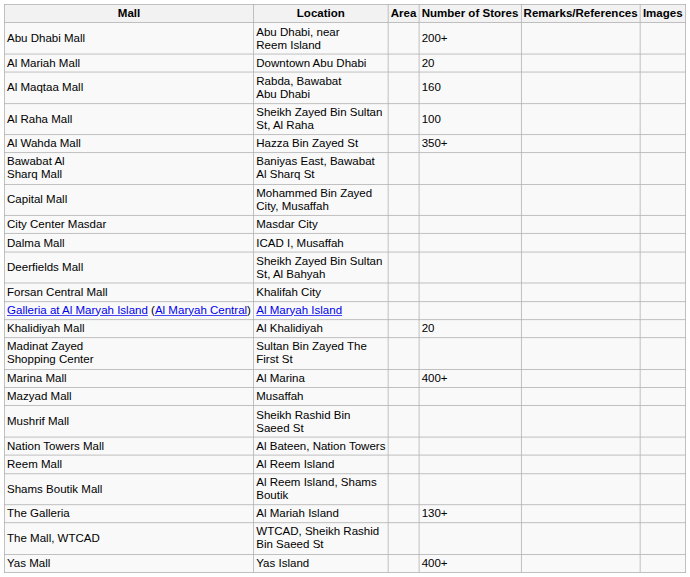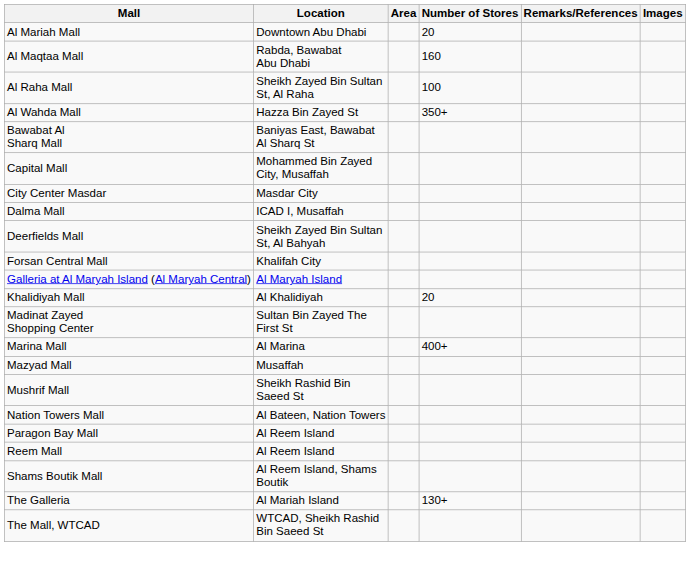- row: (46, 38)
+ row: (52, 433)
- row: (29, 563)
